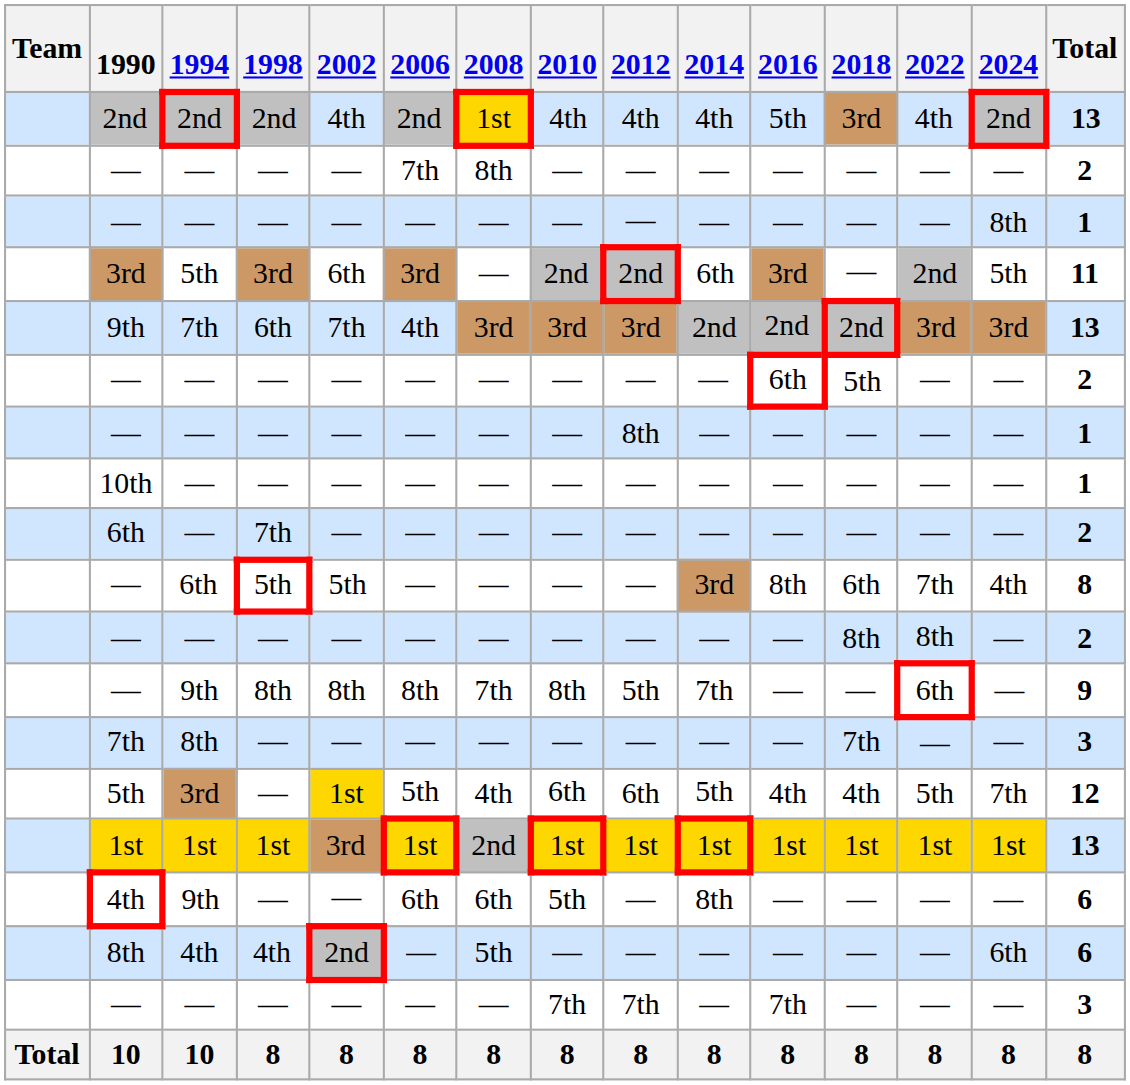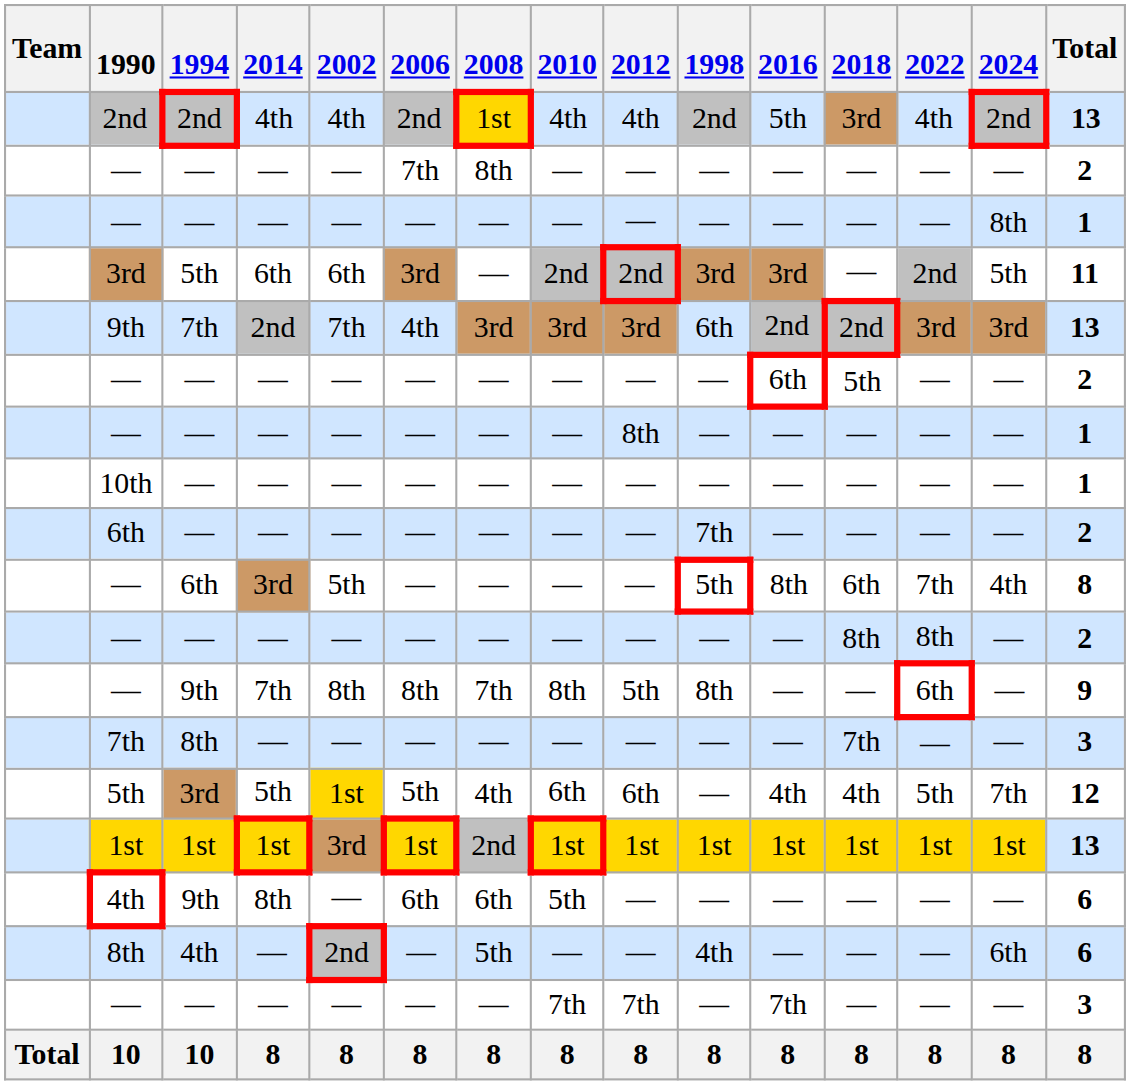columns swapped: (273, 65) <-> (714, 65)
